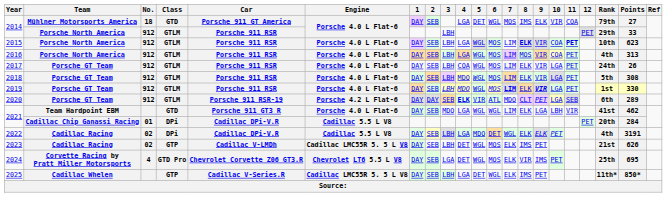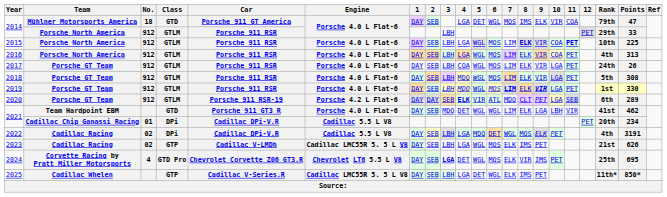(633, 21) 27 -> (633, 21) 47
(633, 44) 623 -> (633, 44) 225
(526, 55) MOS -> (526, 55) ELK
(464, 111) LGA -> (464, 111) DET
(633, 122) 284 -> (633, 122) 234
(526, 133) ELK -> (526, 133) MOS
(464, 145) DET -> (464, 145) LGA
(448, 160) normal -> (448, 160) bold
